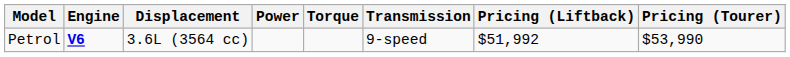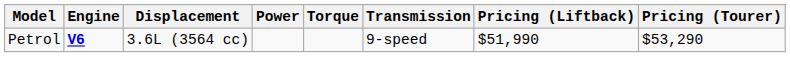(508, 40) $51,992 -> (508, 40) $51,990
(673, 40) $53,990 -> (673, 40) $53,290
